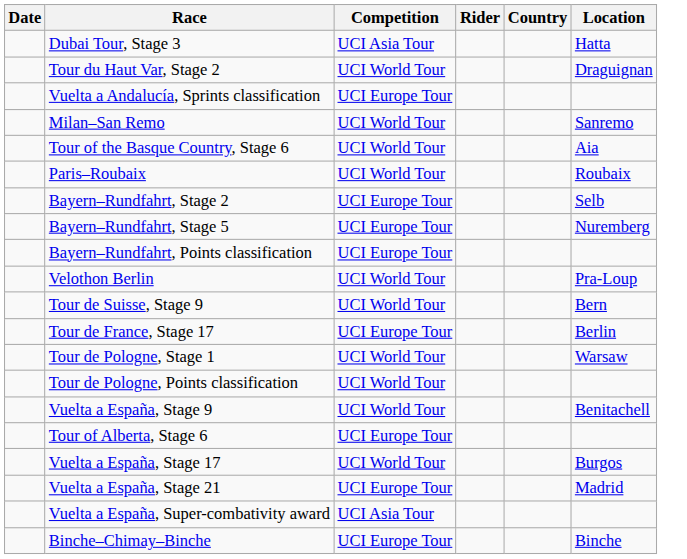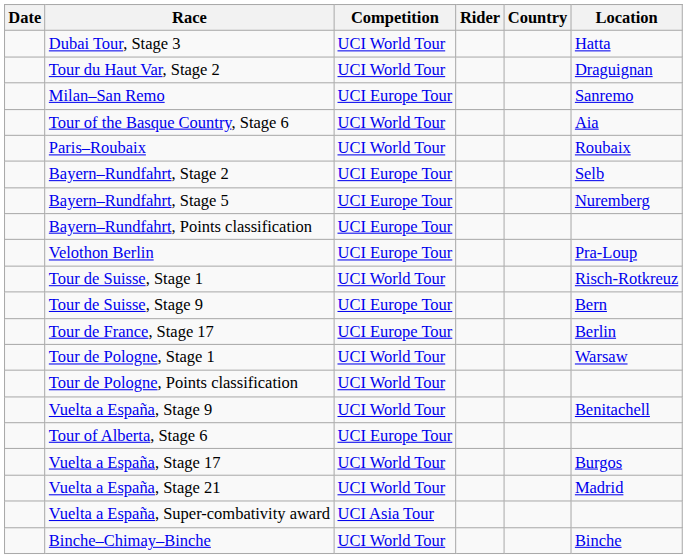(386, 43) UCI Asia Tour -> (391, 43) UCI World Tour
- row: (185, 95)
(391, 122) UCI World Tour -> (395, 95) UCI Europe Tour
(391, 278) UCI World Tour -> (395, 252) UCI Europe Tour
+ row: (126, 278)
(391, 305) UCI World Tour -> (395, 305) UCI Europe Tour
(395, 488) UCI Europe Tour -> (391, 488) UCI World Tour
(395, 540) UCI Europe Tour -> (391, 540) UCI World Tour
